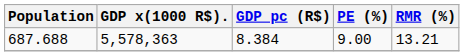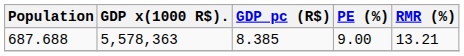(258, 40) 8.384 -> (258, 40) 8.385
